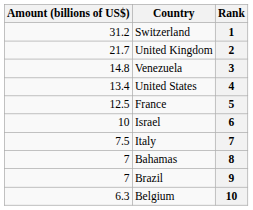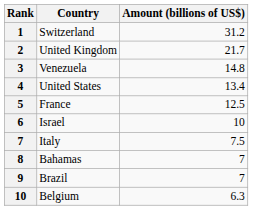columns swapped: (231, 13) <-> (68, 13)
